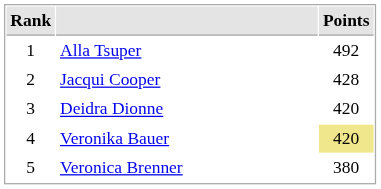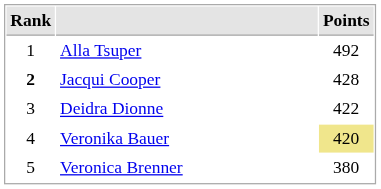(31, 80) normal -> (31, 80) bold
(346, 109) 420 -> (346, 109) 422
